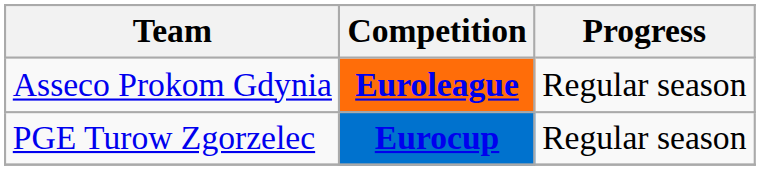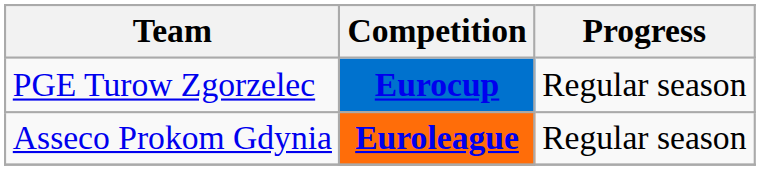rows swapped: (172, 84) <-> (164, 137)
